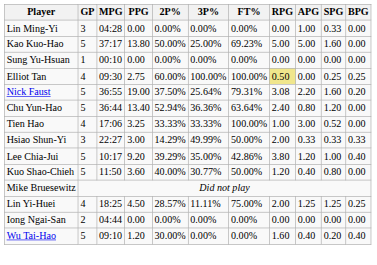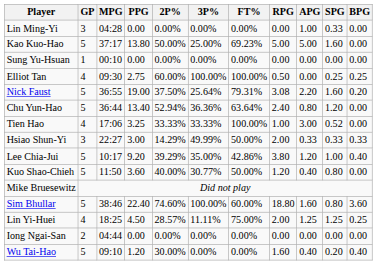(281, 76) khaki background -> (281, 76) no background
+ row: (31, 204)
